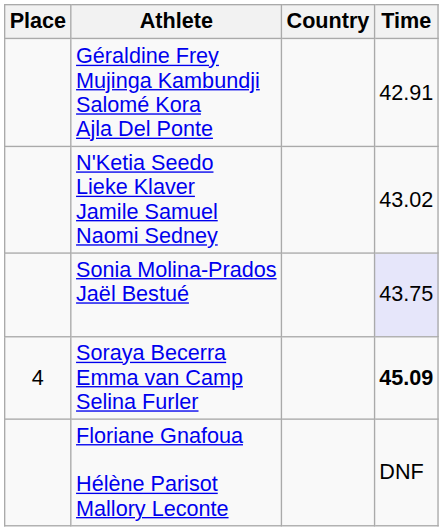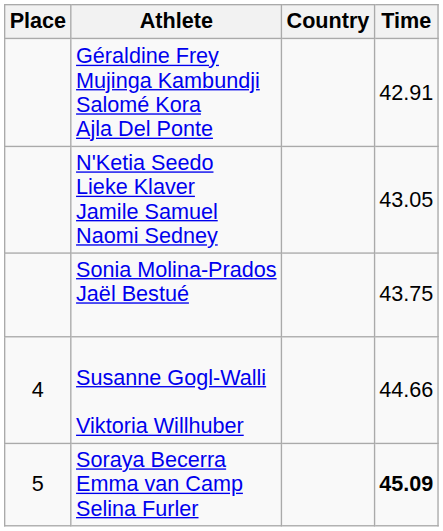(406, 199) 43.02 -> (406, 199) 43.05
(406, 294) lavender background -> (406, 294) no background
+ row: (171, 401)
(38, 377) 4 -> (38, 484) 5
- row: (160, 472)
